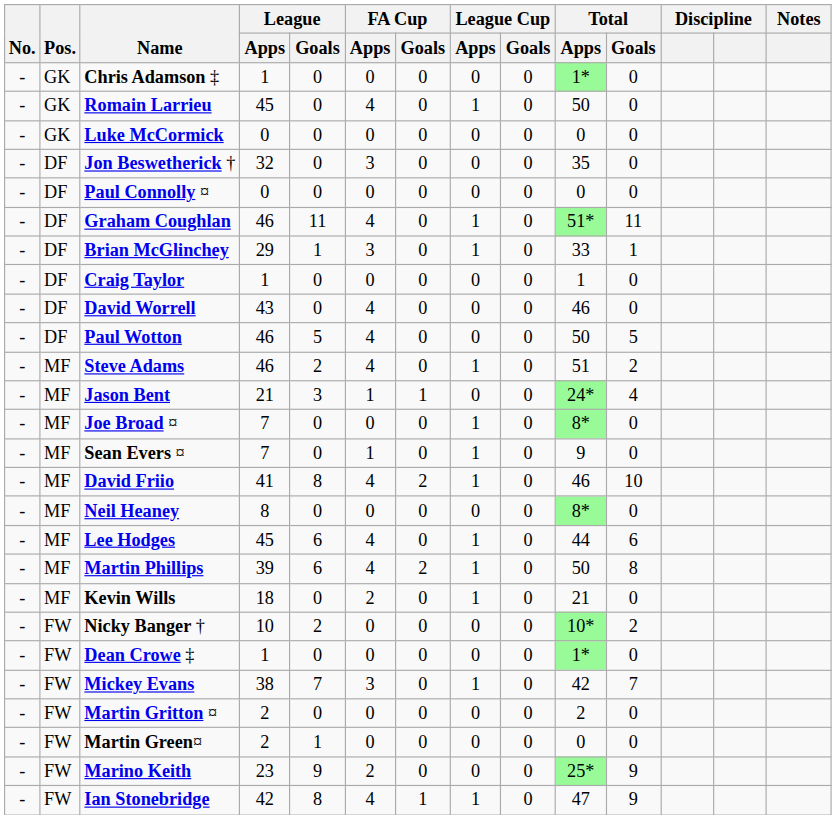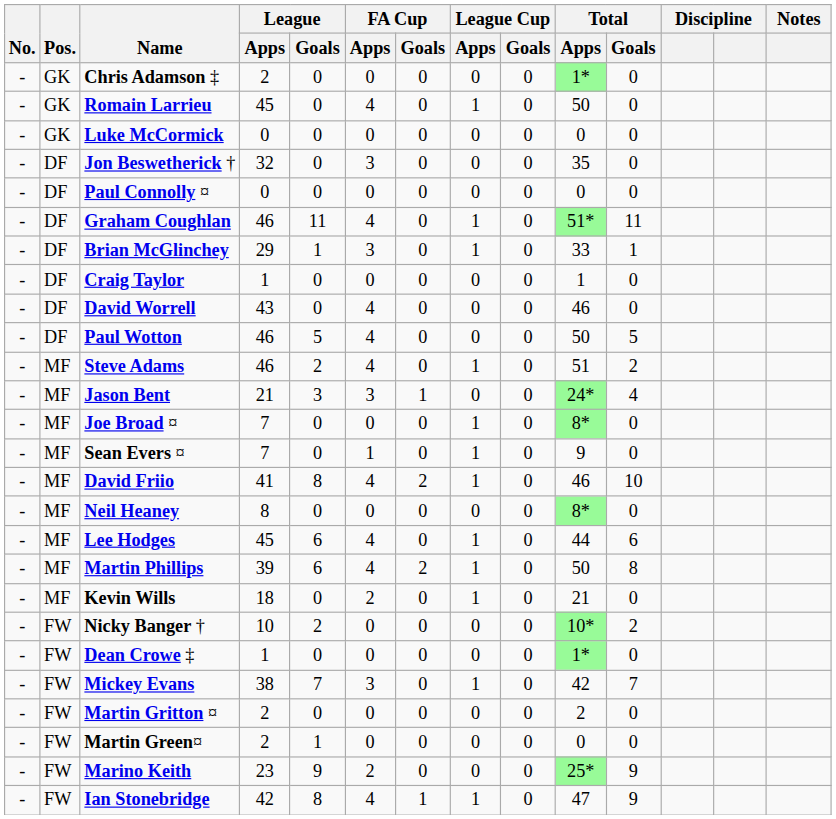(265, 76) 1 -> (265, 76) 2
(370, 395) 1 -> (370, 395) 3
